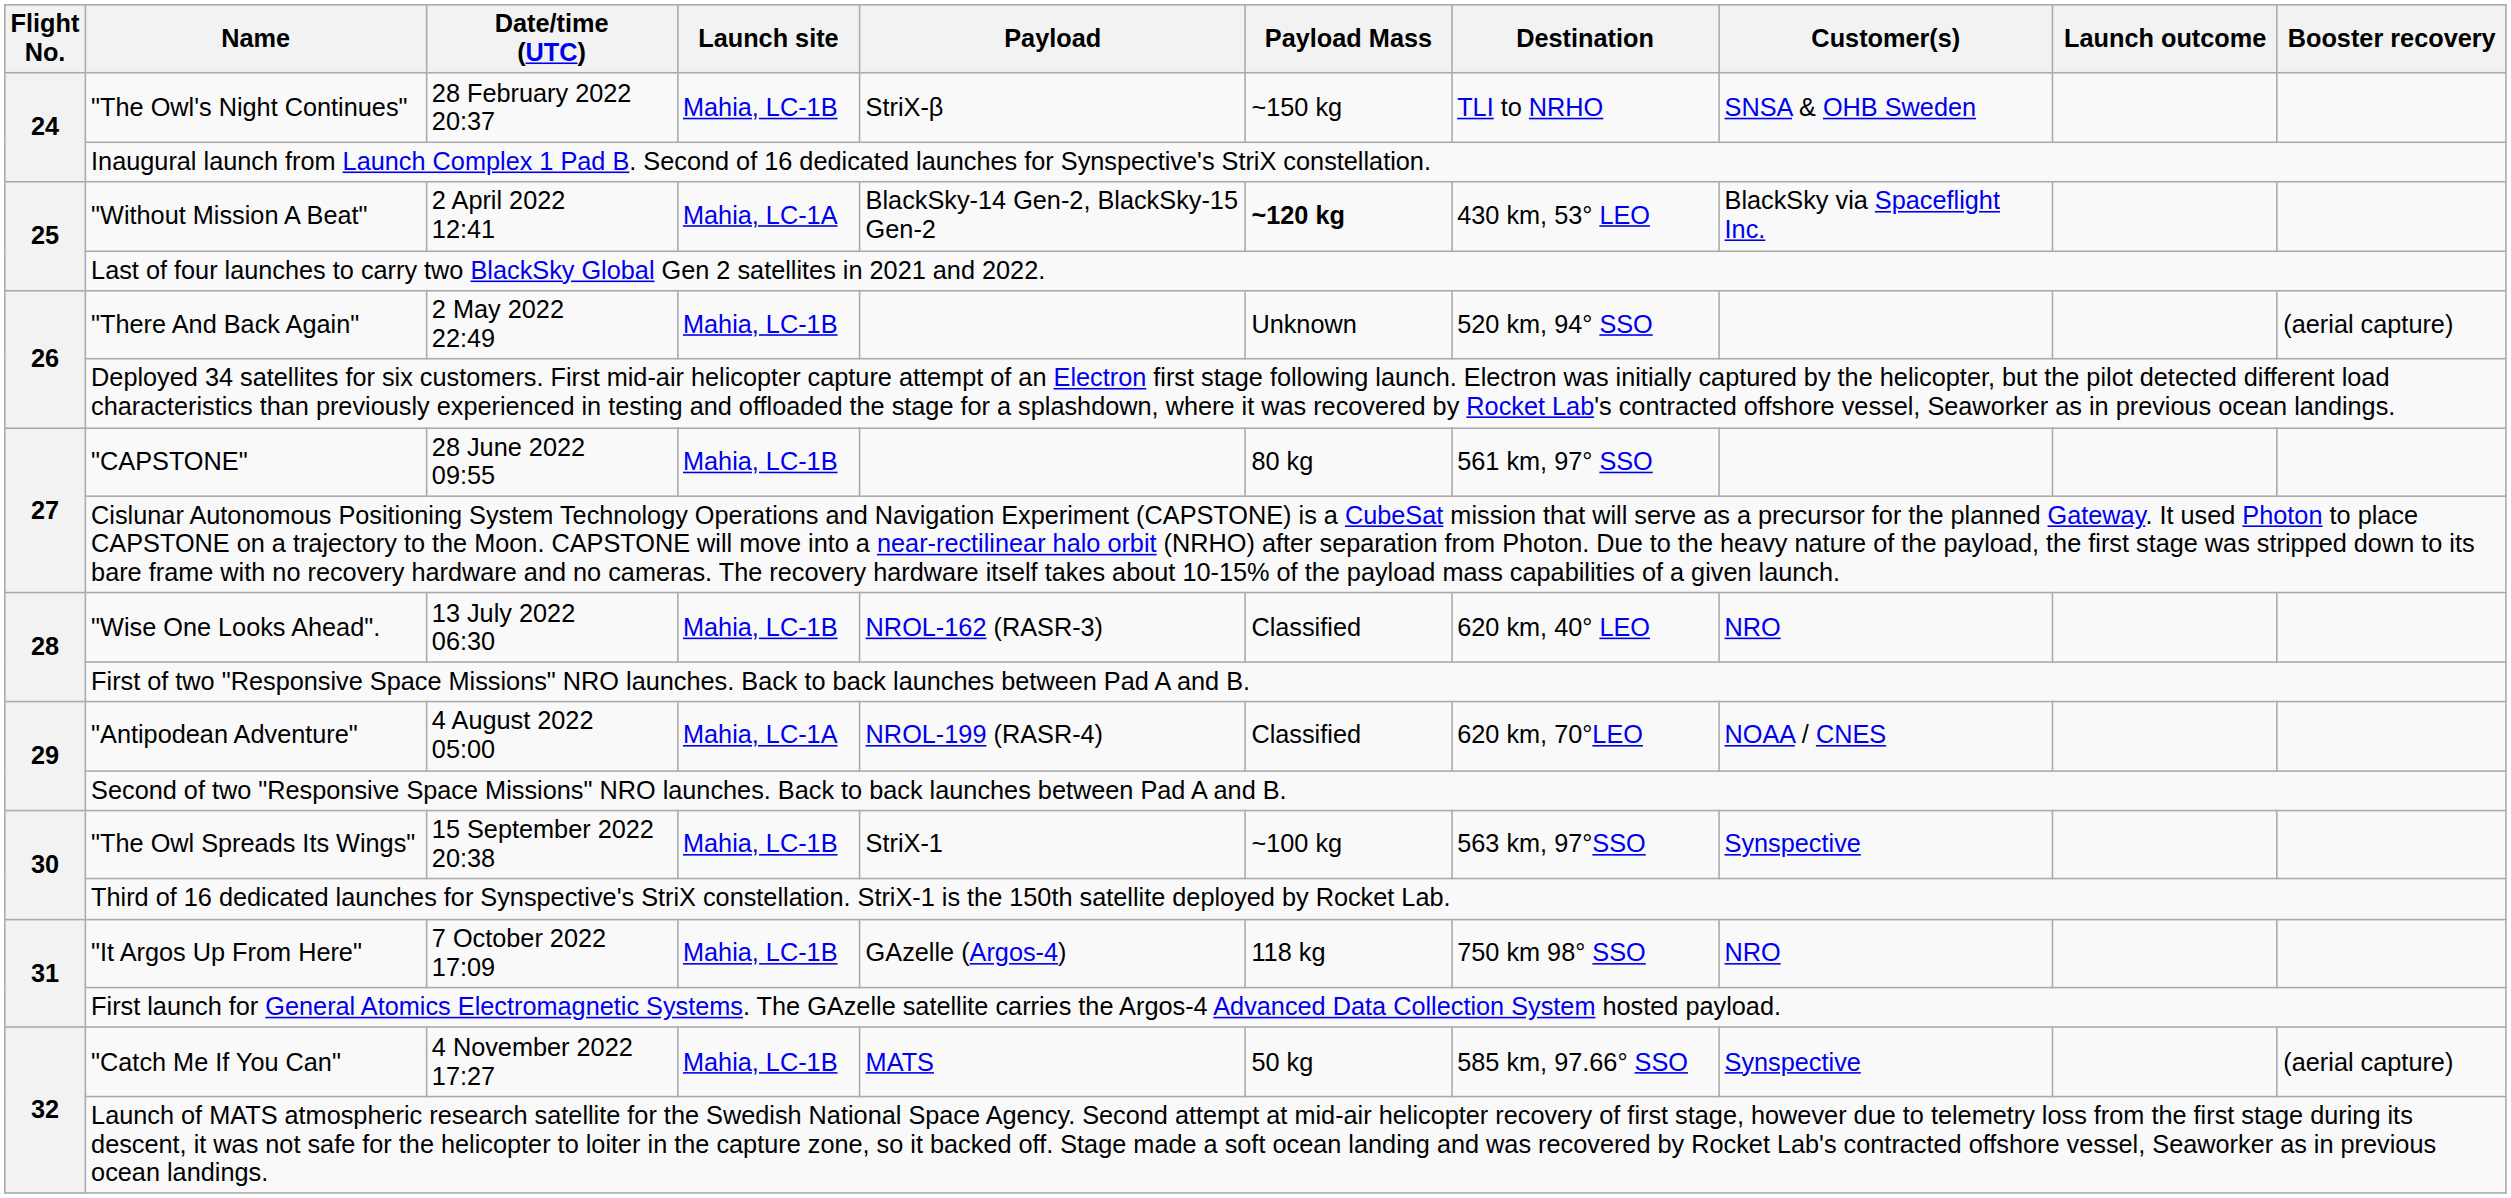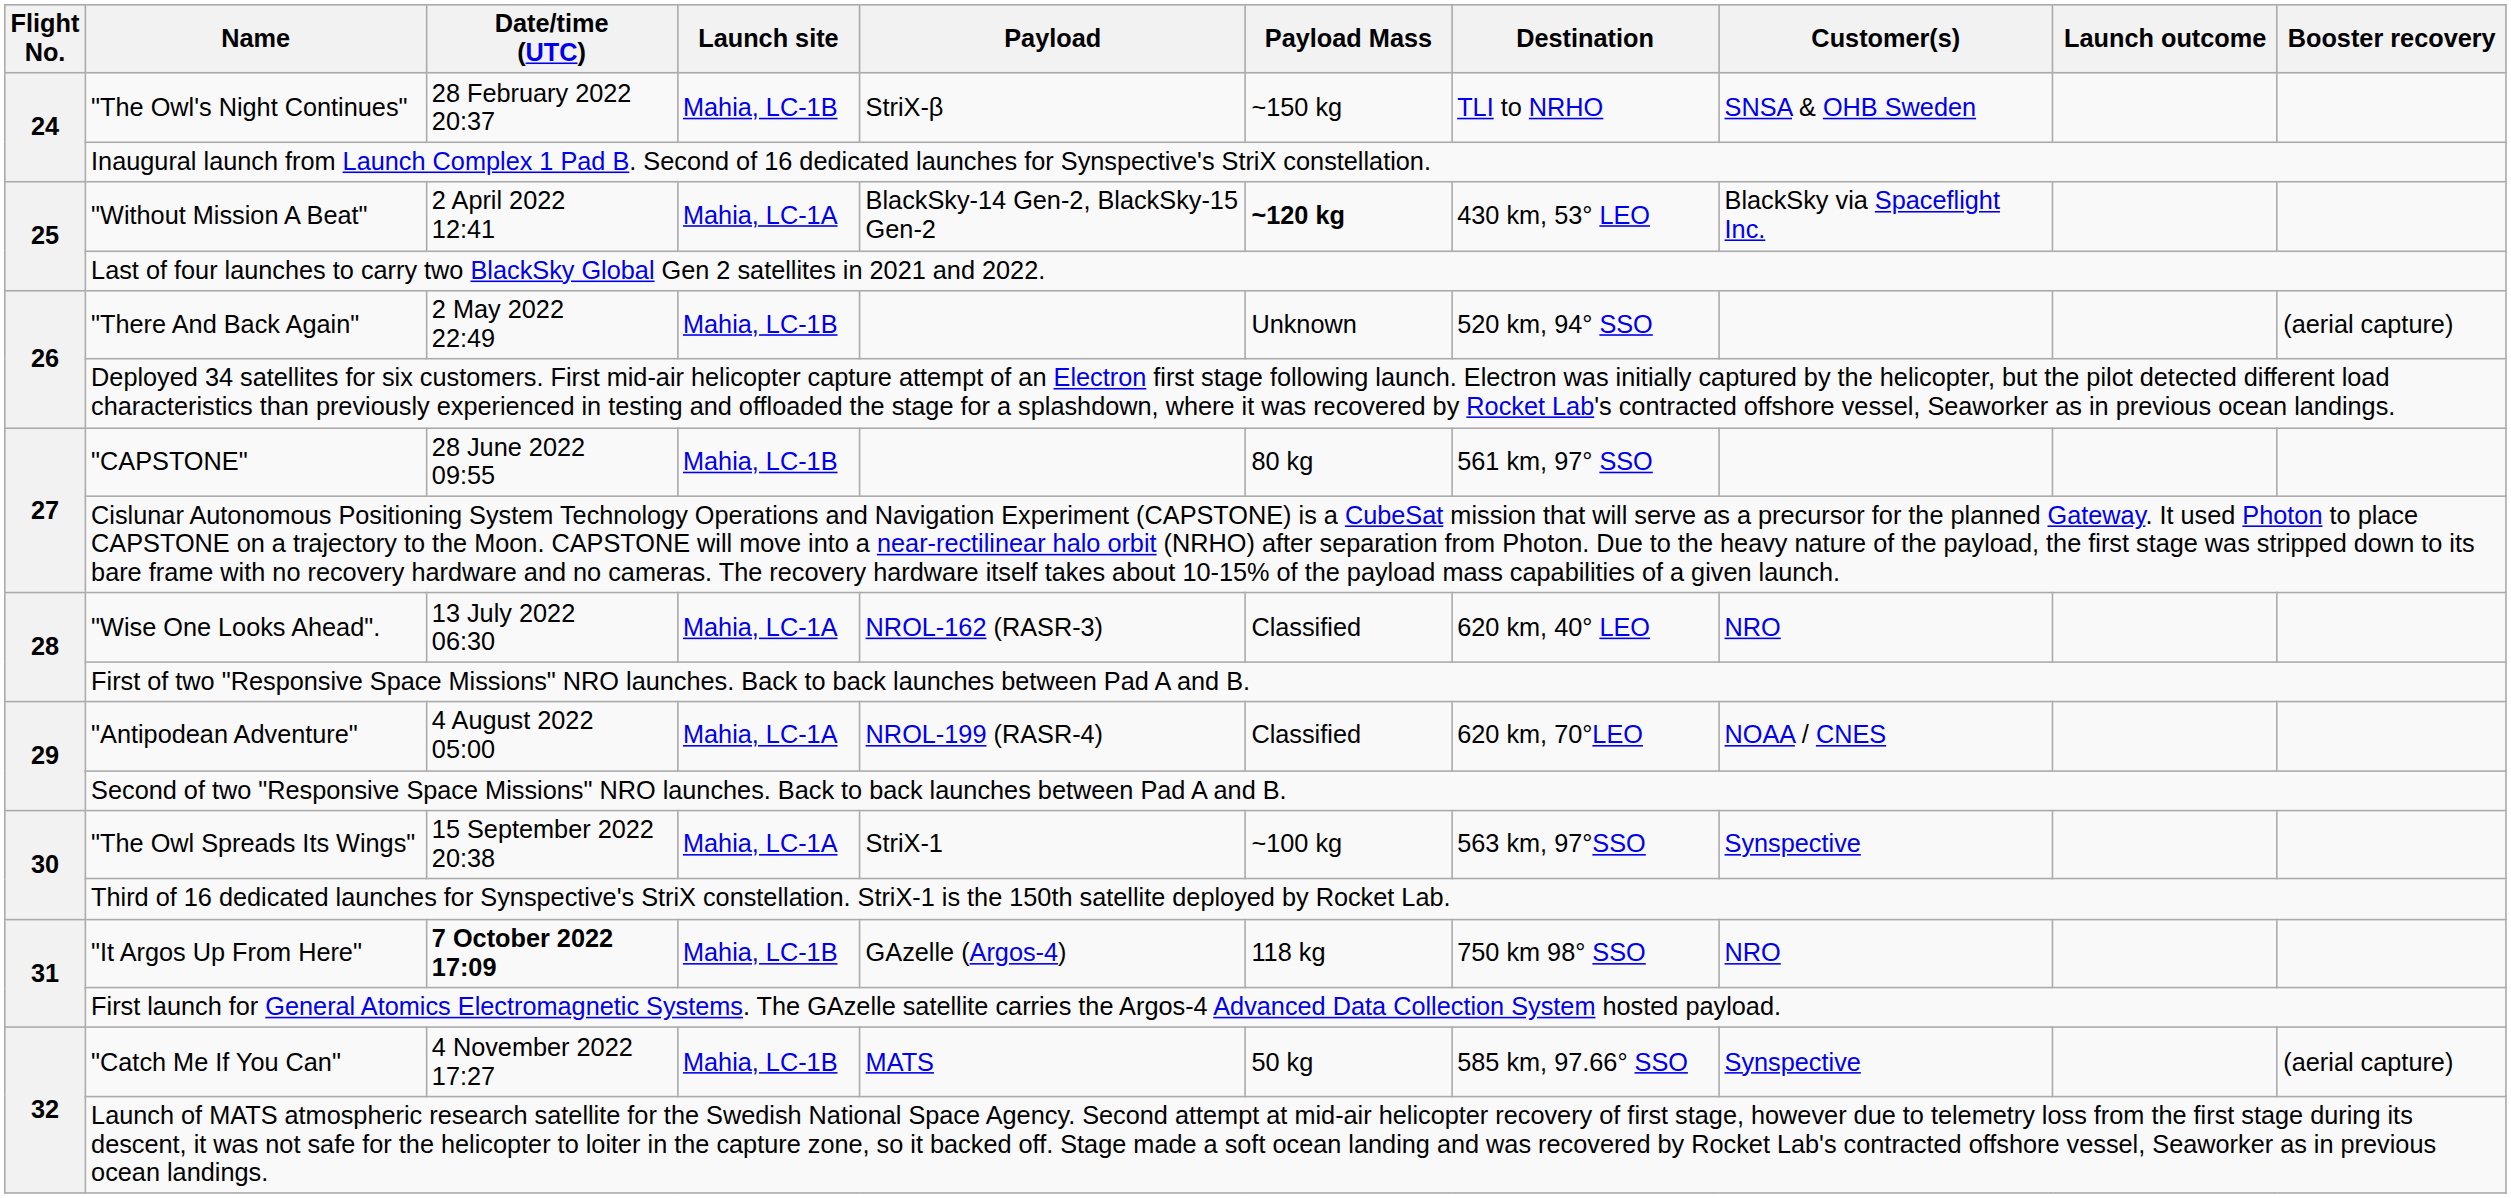(760, 627) Mahia, LC-1B -> (760, 627) Mahia, LC-1A
(760, 844) Mahia, LC-1B -> (760, 844) Mahia, LC-1A
(519, 952) normal -> (522, 952) bold
